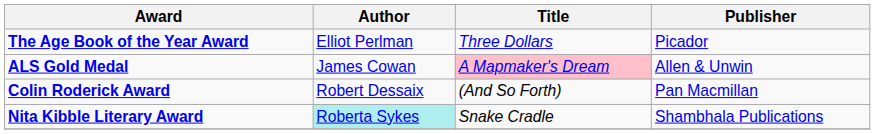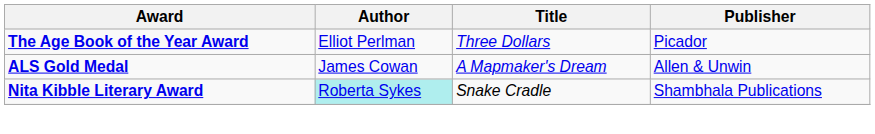(534, 66) pink background -> (531, 66) no background
- row: (89, 91)
